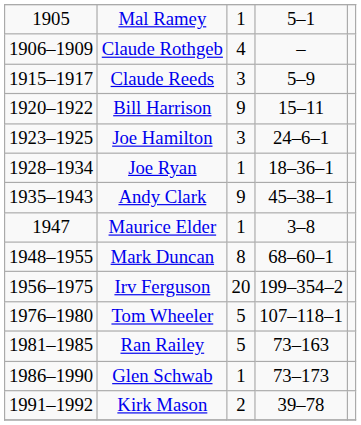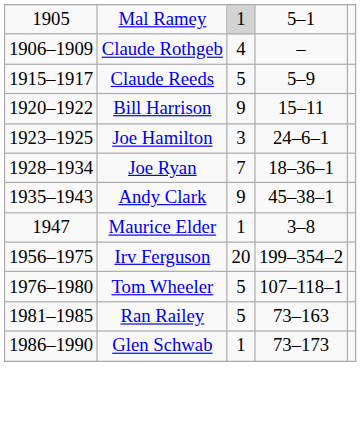(241, 19) no background -> (241, 19) lightgrey background
(241, 78) 3 -> (241, 78) 5
(241, 167) 1 -> (241, 167) 7
- row: (162, 256)
- row: (162, 405)
